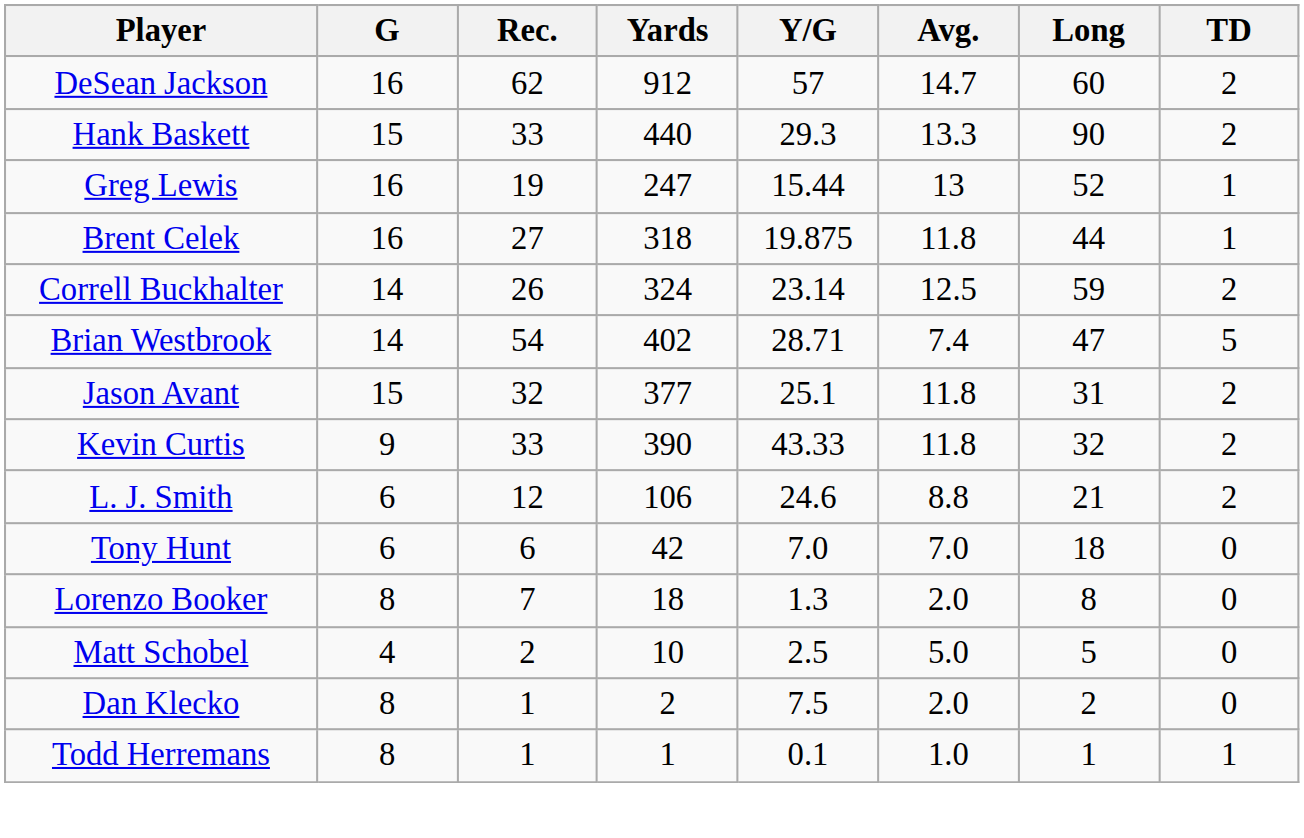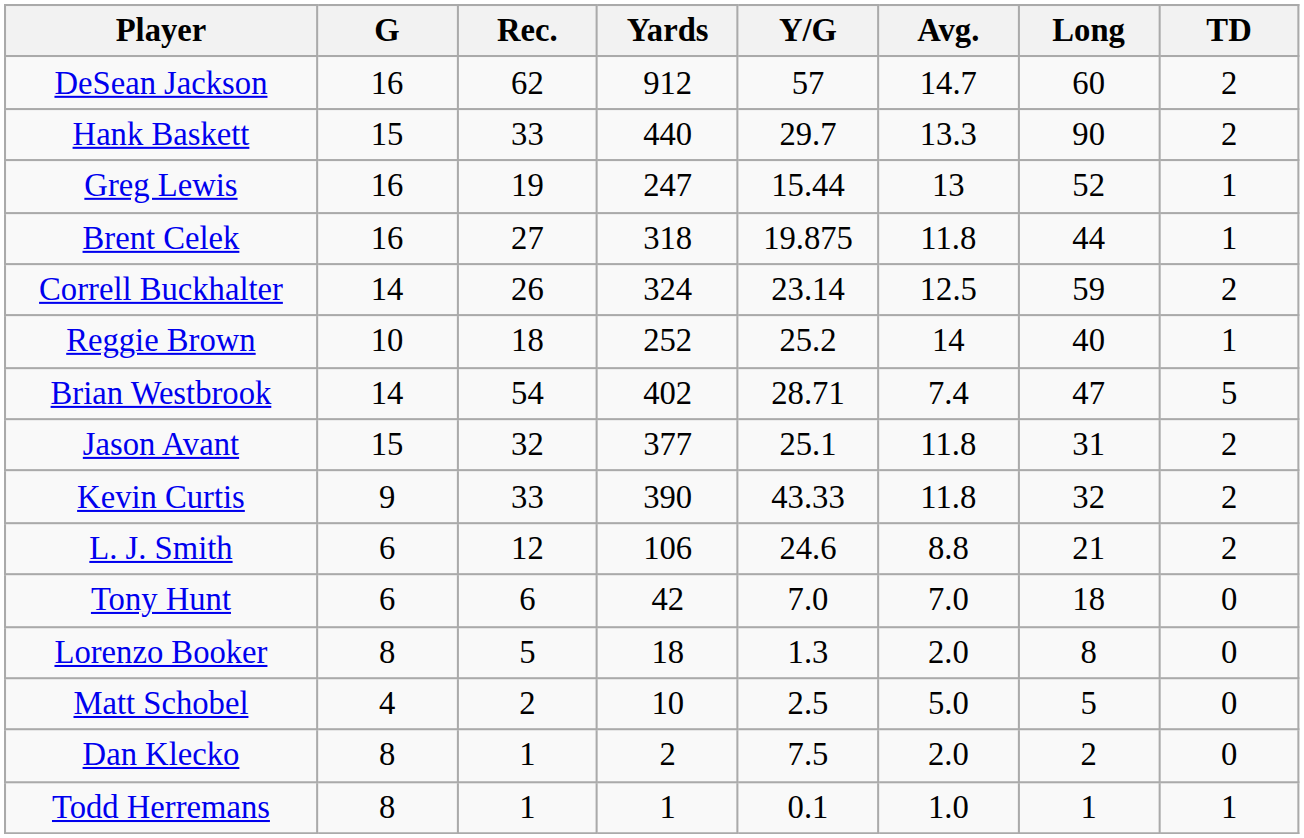(808, 133) 29.3 -> (808, 133) 29.7
+ row: (161, 340)
(527, 599) 7 -> (527, 651) 5
